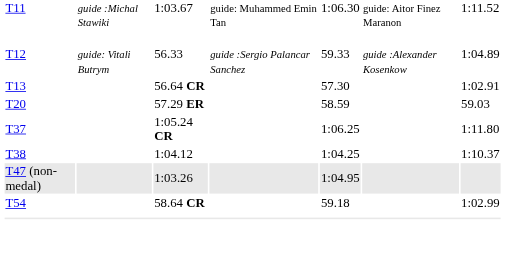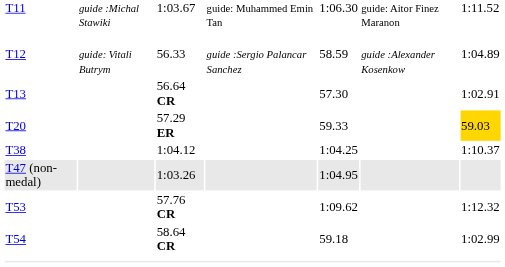(335, 54) 59.33 -> (334, 54) 58.59
(335, 104) 58.59 -> (334, 125) 59.33
(475, 104) no background -> (475, 125) gold background
- row: (16, 128)
+ row: (16, 207)
